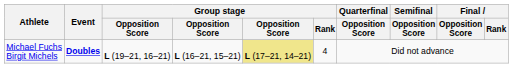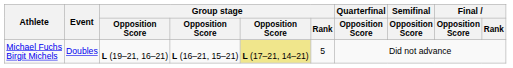(83, 52) bold -> (82, 52) normal
(325, 52) 4 -> (323, 52) 5
